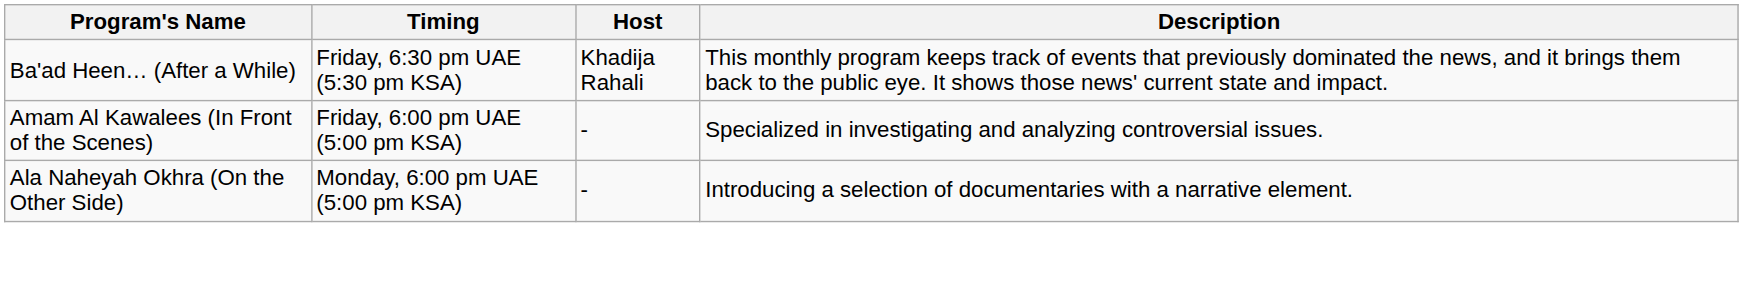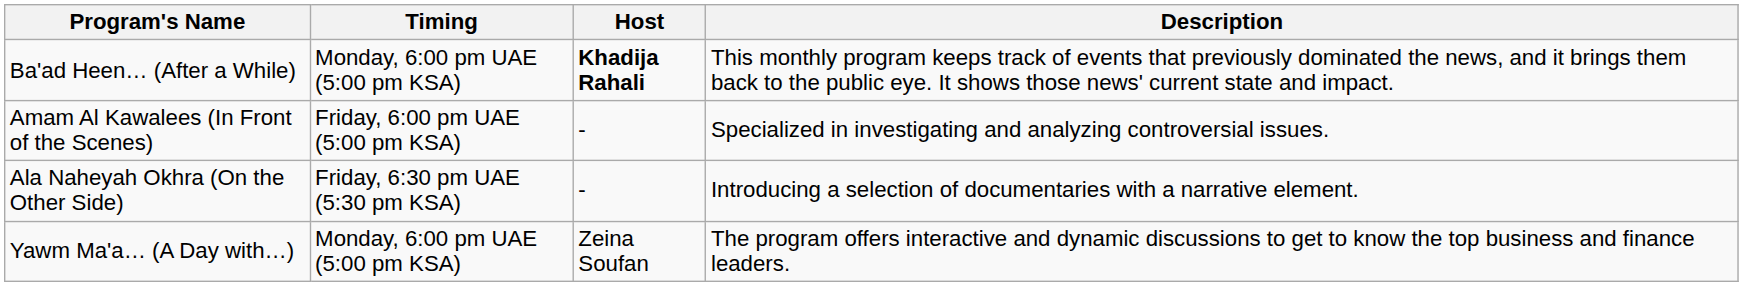(419, 69) Friday, 6:30 pm UAE (5:30 pm KSA) -> (426, 69) Monday, 6:00 pm UAE (5:00 pm KSA)
(618, 69) normal -> (618, 69) bold
(427, 190) Monday, 6:00 pm UAE (5:00 pm KSA) -> (417, 190) Friday, 6:30 pm UAE (5:30 pm KSA)
+ row: (152, 250)
